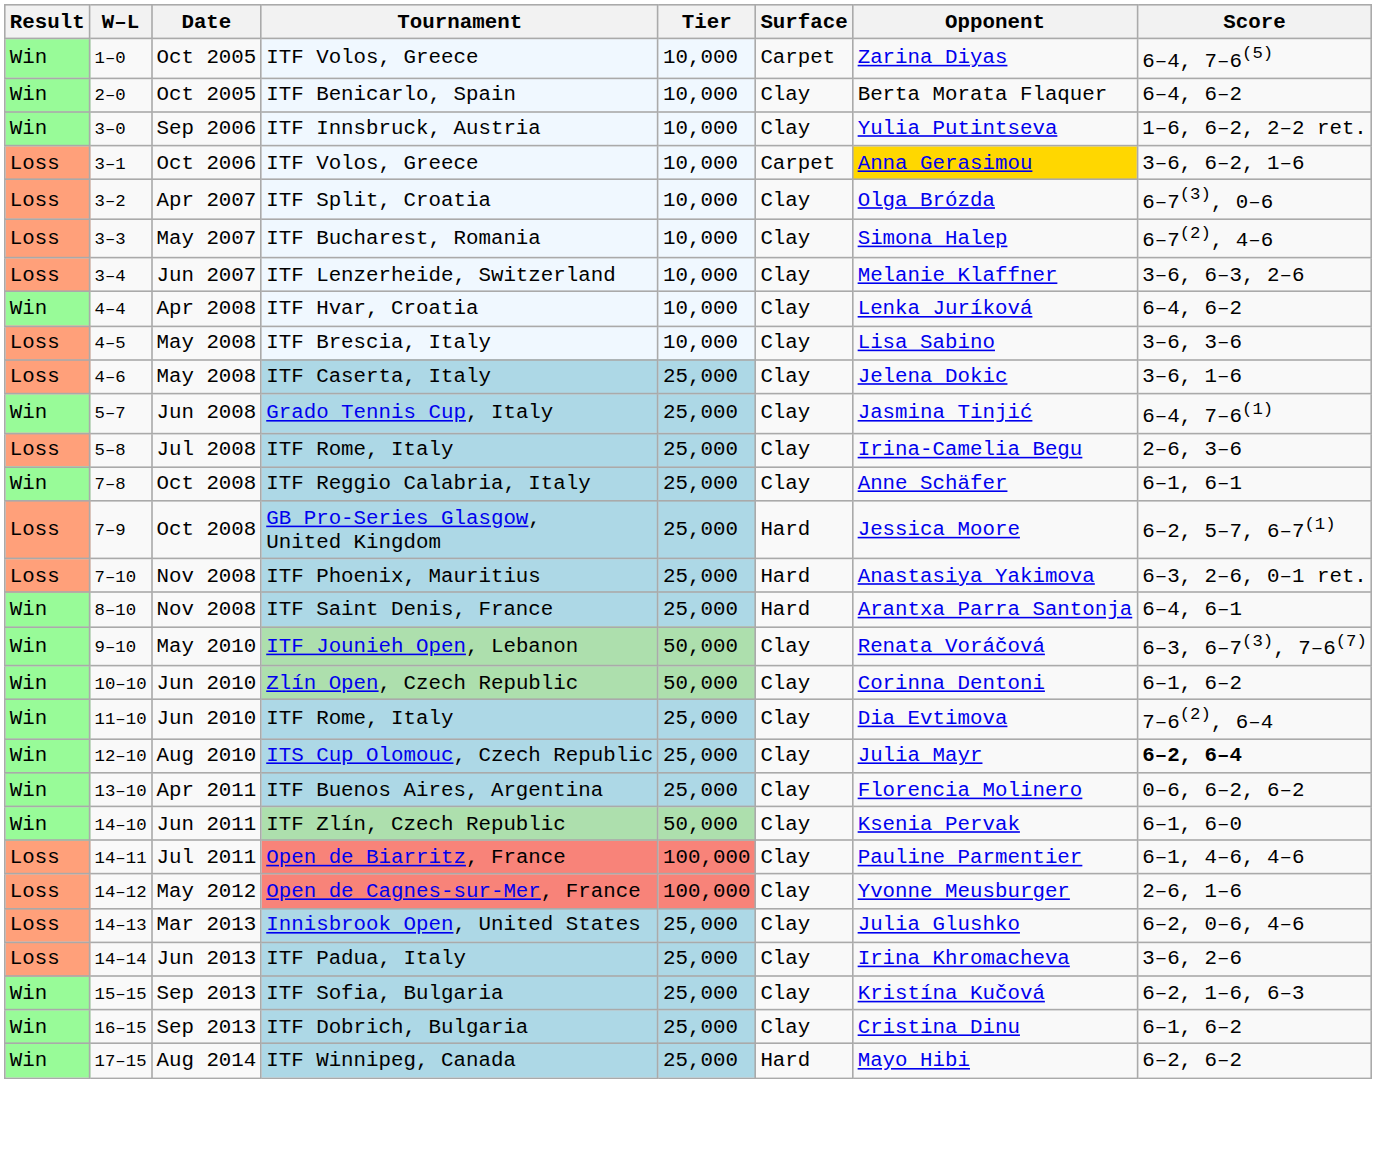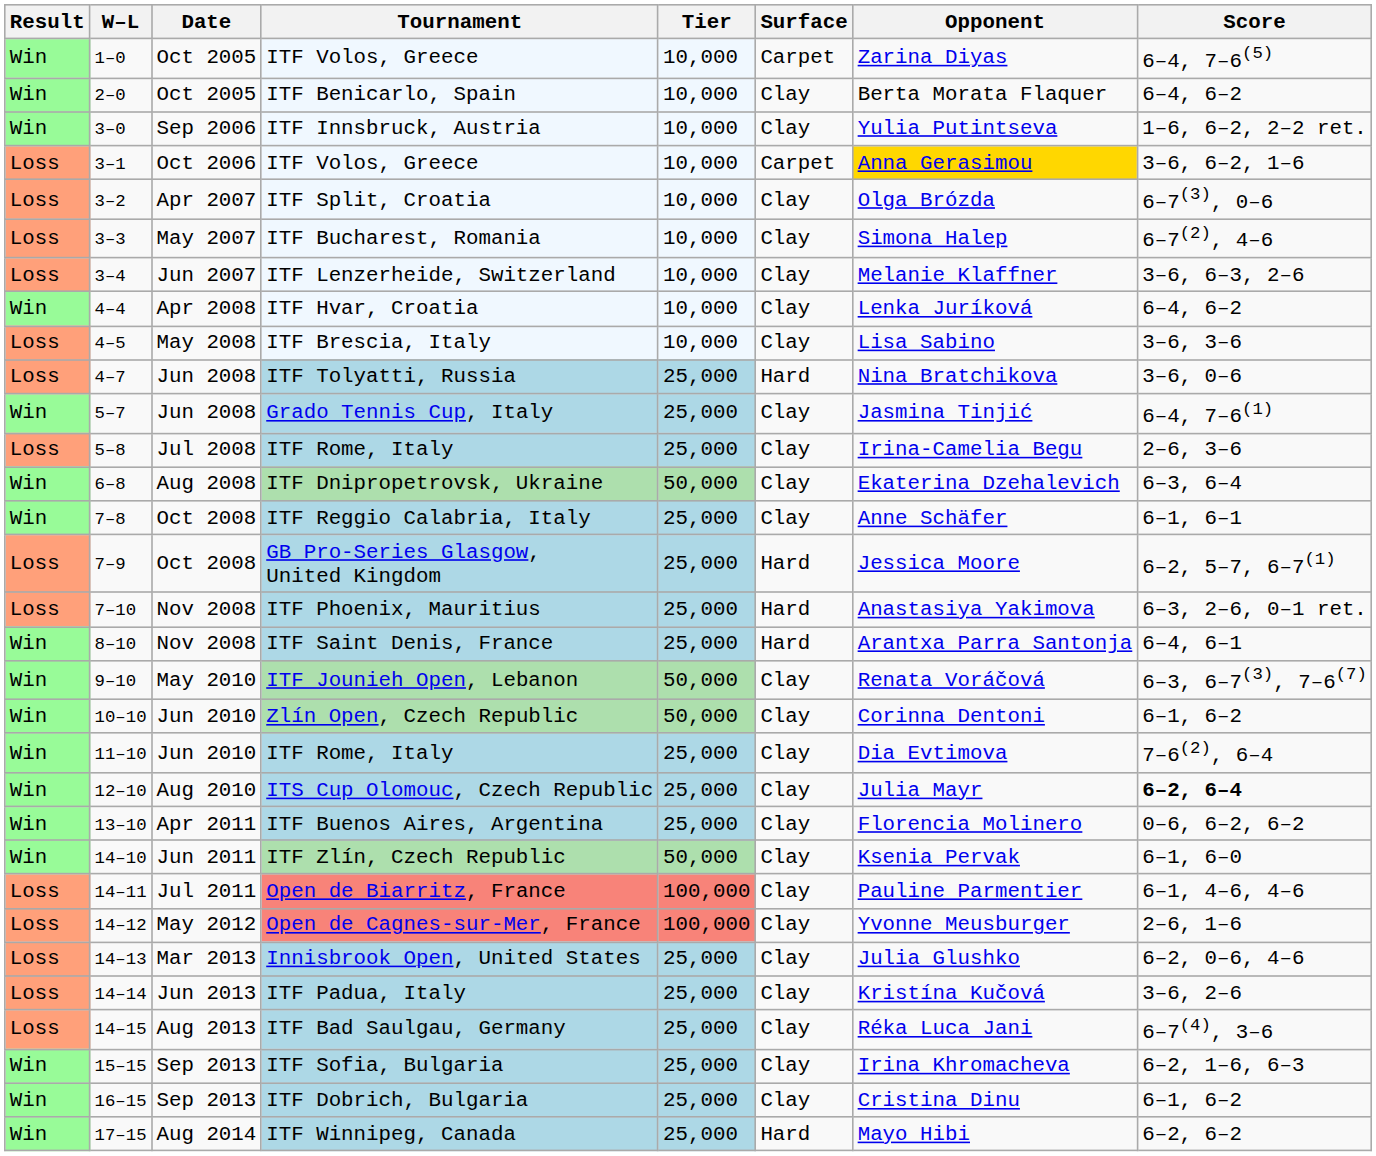- row: (110, 378)
+ row: (110, 378)
+ row: (110, 485)
(964, 959) Irina Khromacheva -> (951, 993) Kristína Kučová
+ row: (121, 1030)
(951, 993) Kristína Kučová -> (964, 1066) Irina Khromacheva
